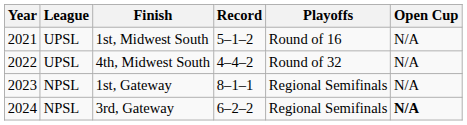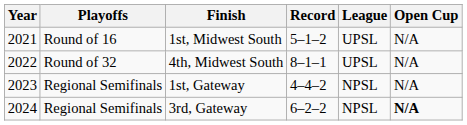columns swapped: (66, 16) <-> (328, 16)
(235, 62) 4–4–2 -> (308, 62) 8–1–1
(235, 85) 8–1–1 -> (308, 85) 4–4–2
